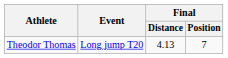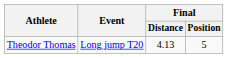(204, 45) 7 -> (204, 45) 5
